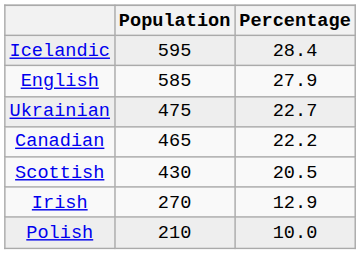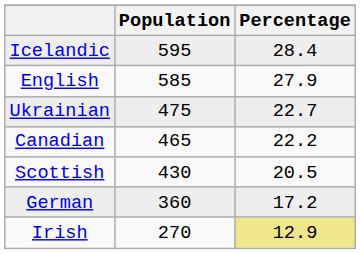+ row: (60, 202)
(295, 202) no background -> (295, 233) khaki background
- row: (60, 233)
